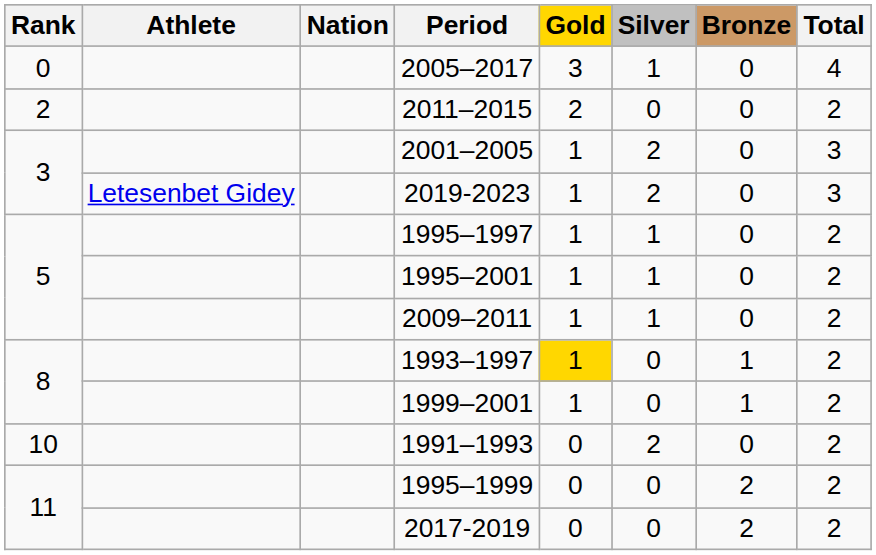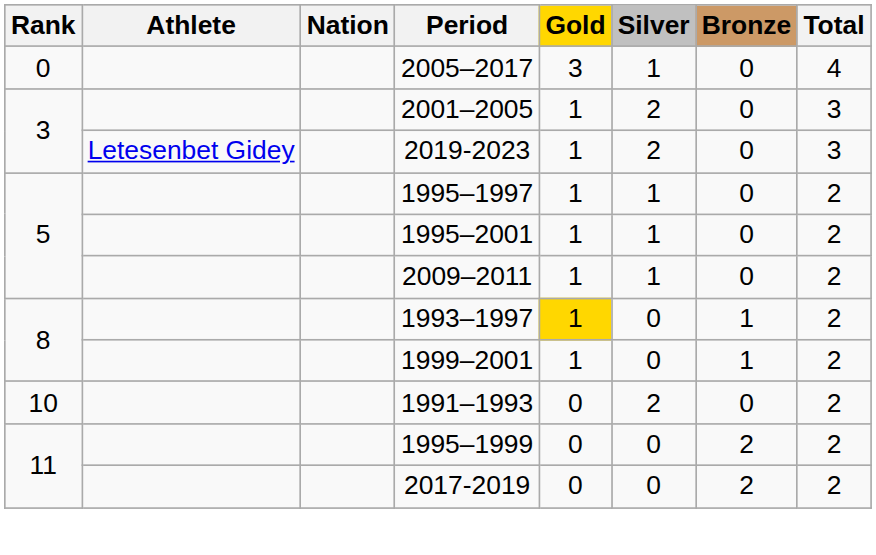- row: (467, 109)
